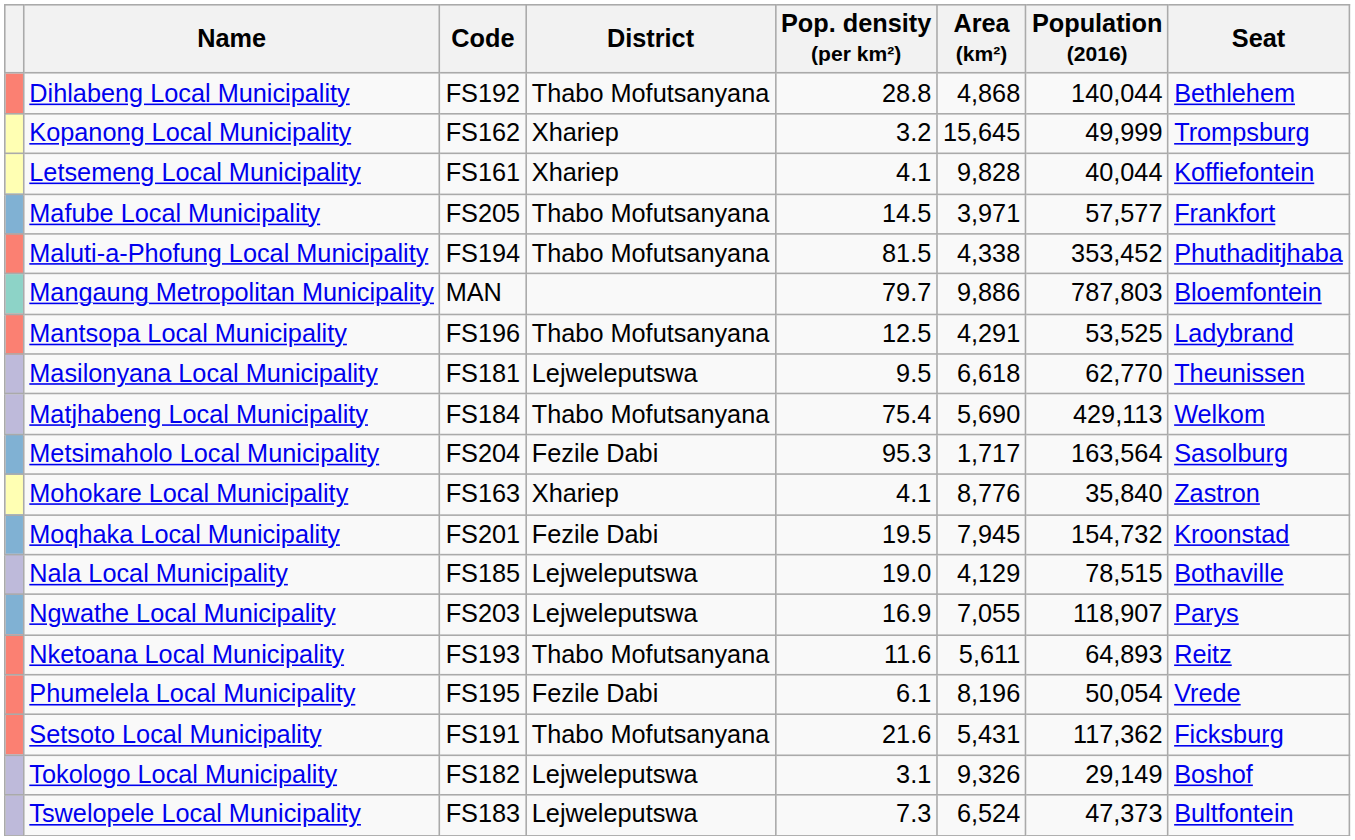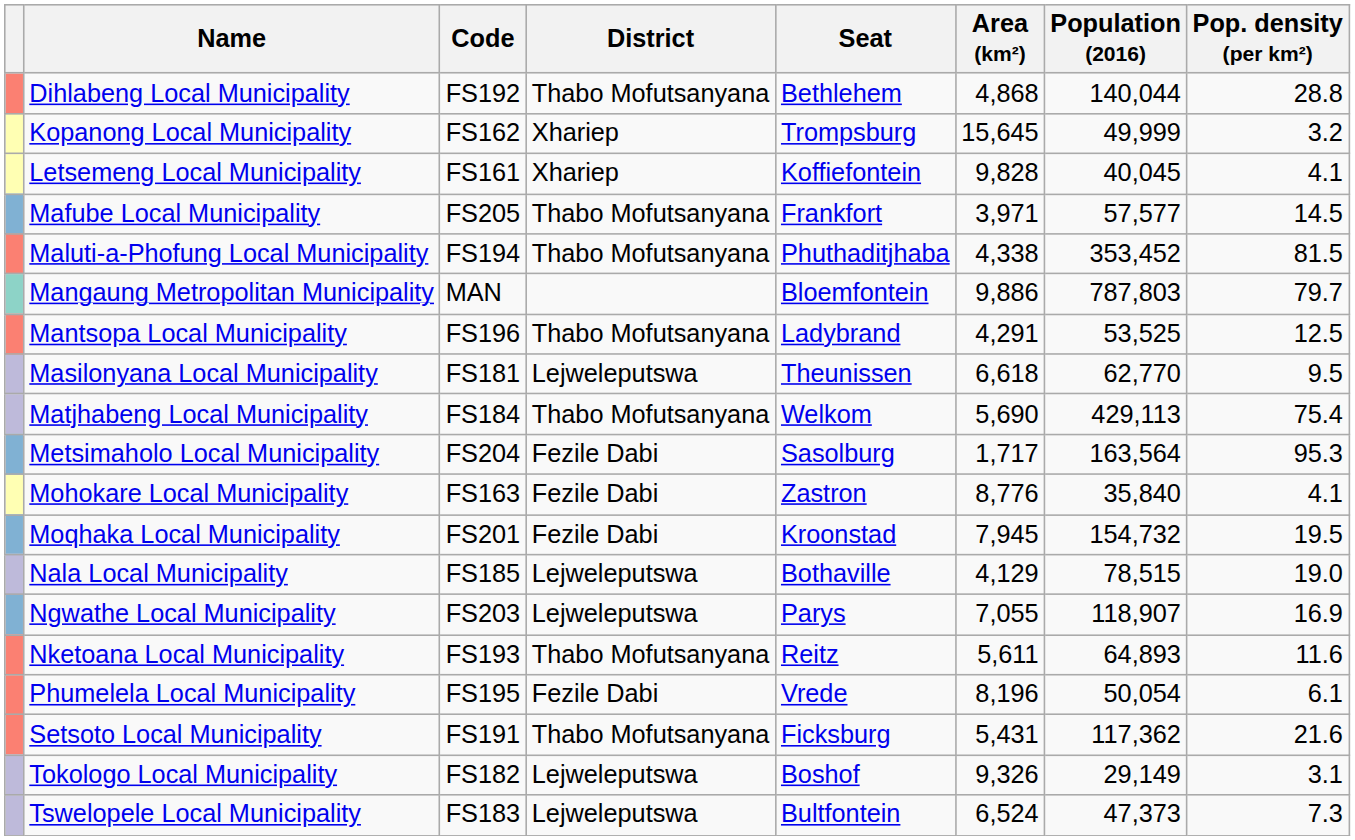columns swapped: (1258, 38) <-> (856, 38)
(1124, 173) 40,044 -> (1142, 173) 40,045
(575, 494) Xhariep -> (595, 494) Fezile Dabi
